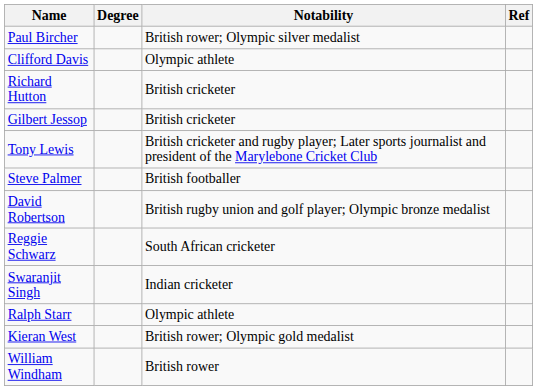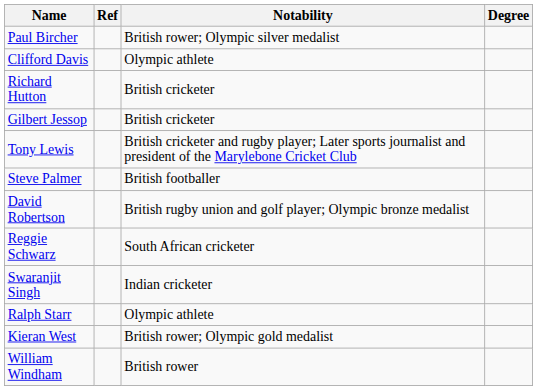columns swapped: (118, 15) <-> (519, 15)
